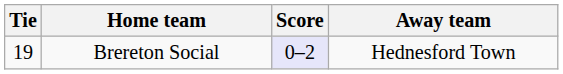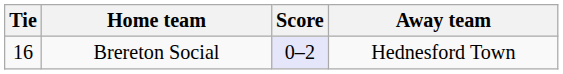(23, 52) 19 -> (23, 52) 16
